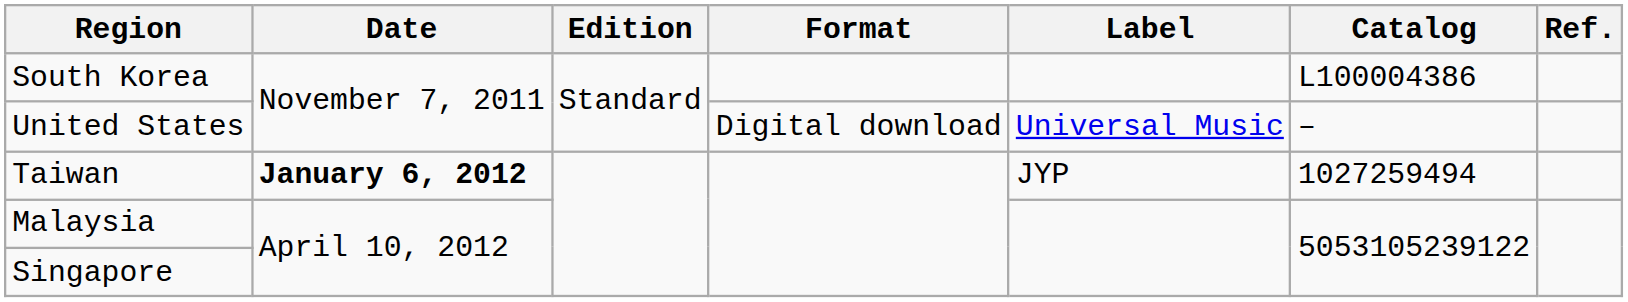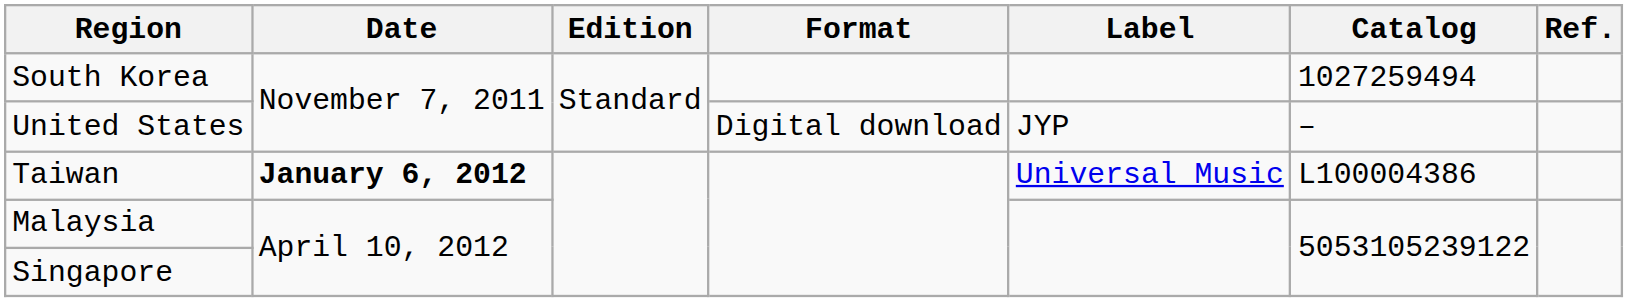(1387, 78) L100004386 -> (1387, 78) 1027259494
(1150, 126) Universal Music -> (1043, 126) JYP
(1043, 175) JYP -> (1150, 175) Universal Music
(1387, 175) 1027259494 -> (1387, 175) L100004386
